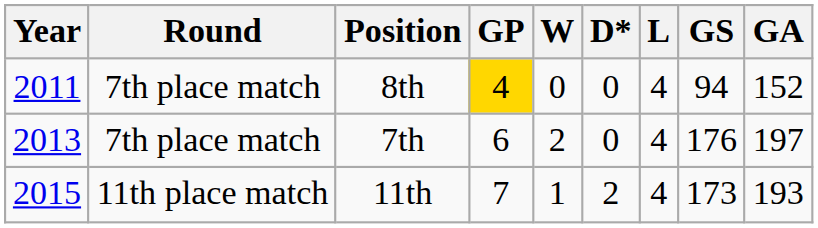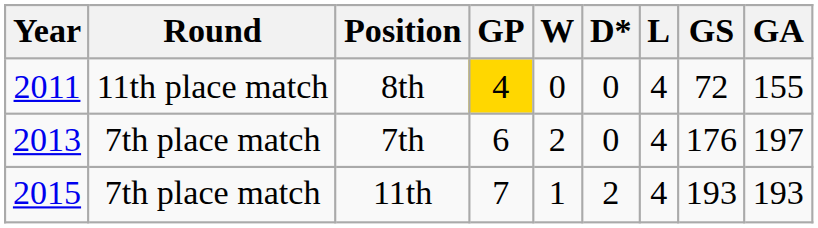(213, 85) 7th place match -> (213, 85) 11th place match
(711, 85) 94 -> (711, 85) 72
(778, 85) 152 -> (778, 85) 155
(213, 193) 11th place match -> (213, 193) 7th place match
(711, 193) 173 -> (711, 193) 193
